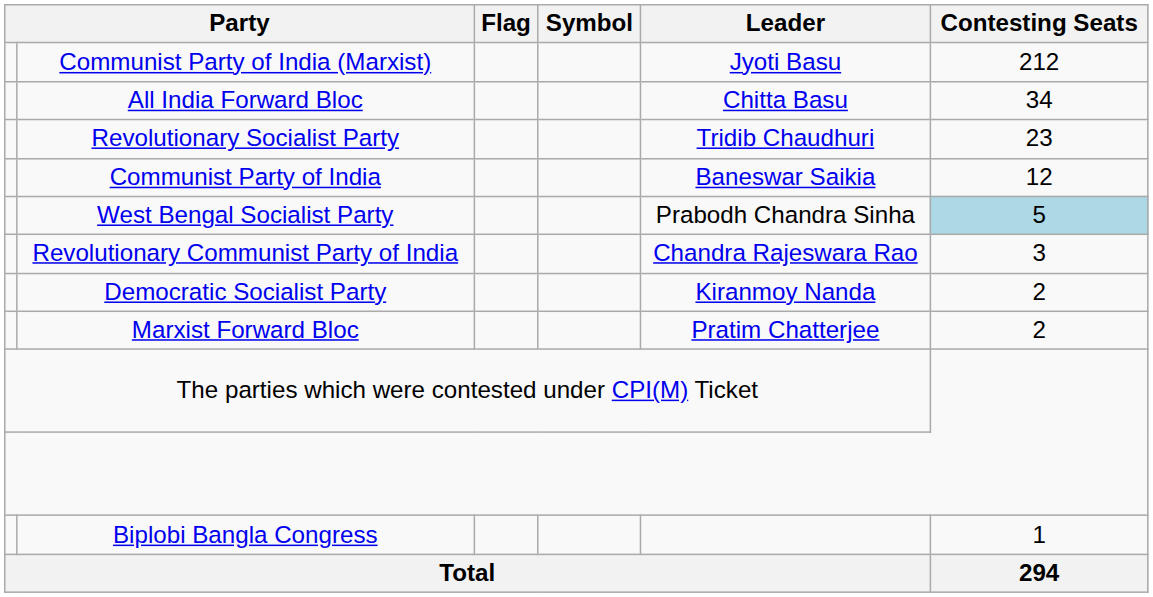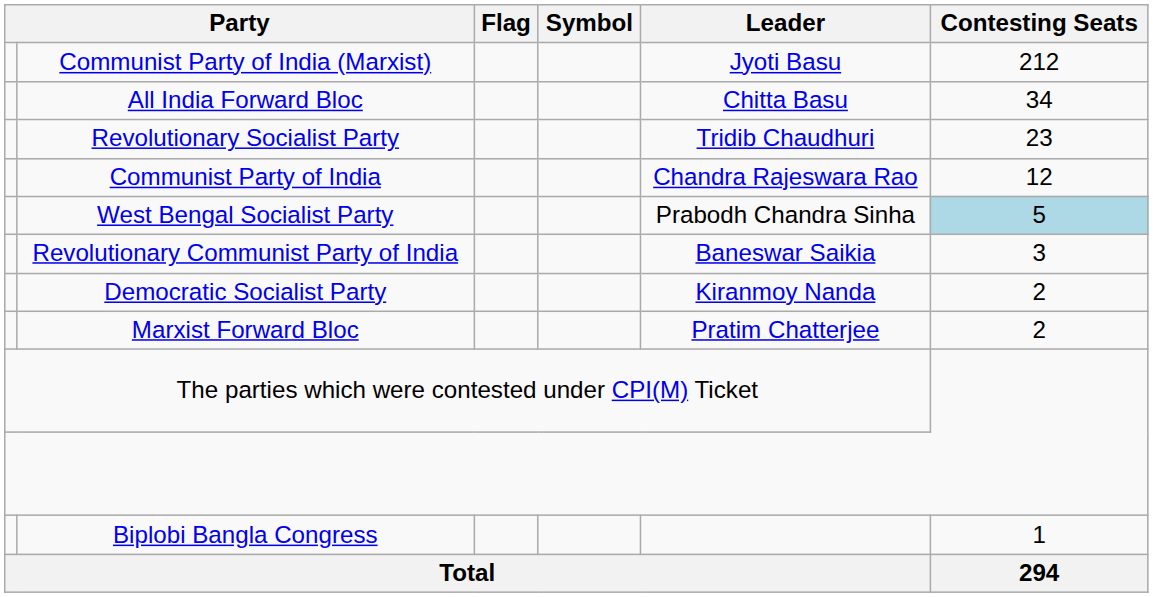(785, 176) Baneswar Saikia -> (785, 176) Chandra Rajeswara Rao
(785, 253) Chandra Rajeswara Rao -> (785, 253) Baneswar Saikia
